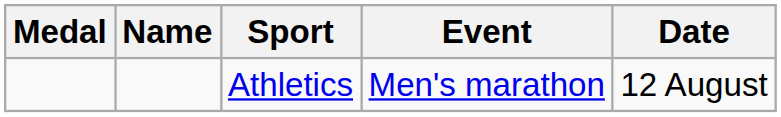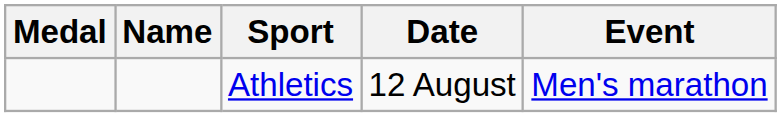columns swapped: (487, 32) <-> (694, 32)
